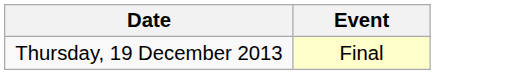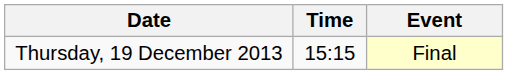+ column: (330, 20)
